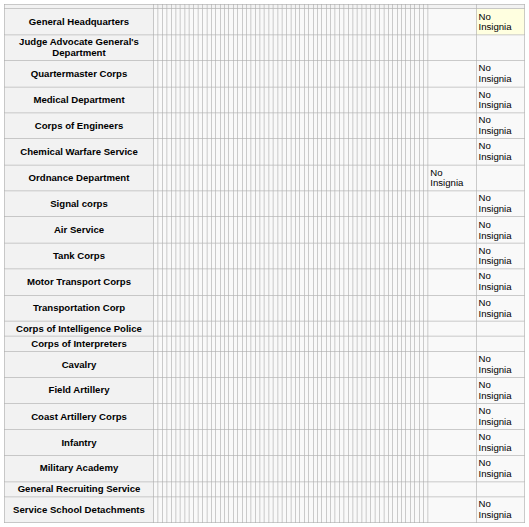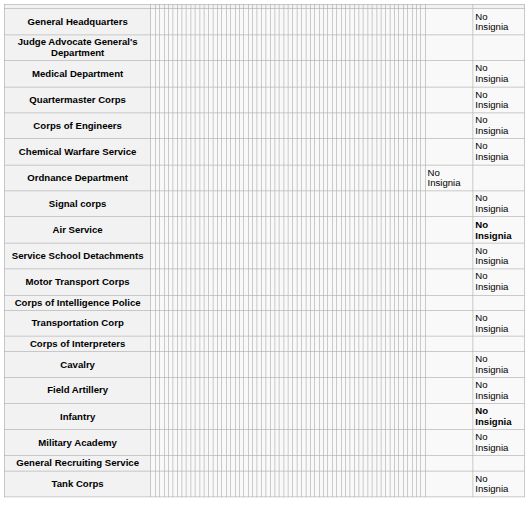(495, 21) lightyellow background -> (492, 21) no background
rows swapped: (79, 73) <-> (79, 100)
(495, 230) normal -> (493, 230) bold
rows swapped: (79, 256) <-> (79, 510)
rows swapped: (79, 308) <-> (79, 328)
- row: (79, 416)
(495, 442) normal -> (493, 416) bold
